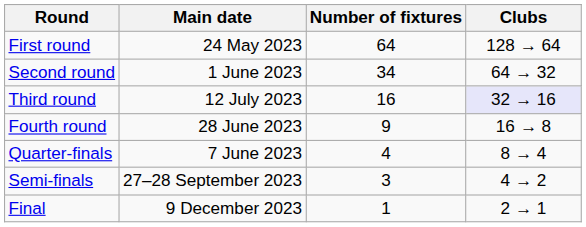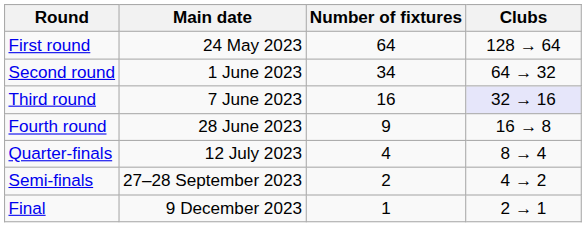(253, 99) 12 July 2023 -> (255, 99) 7 June 2023
(255, 153) 7 June 2023 -> (253, 153) 12 July 2023
(386, 180) 3 -> (386, 180) 2
